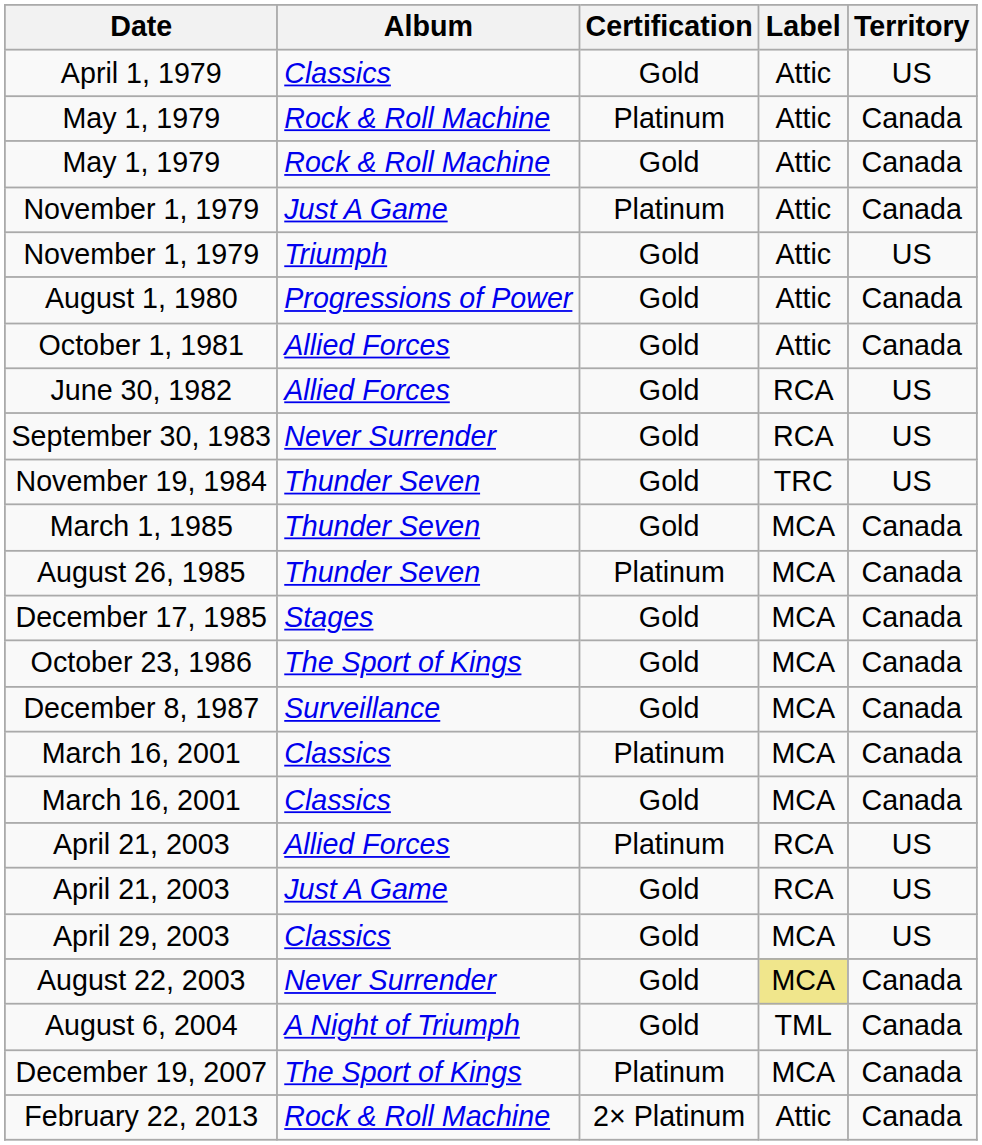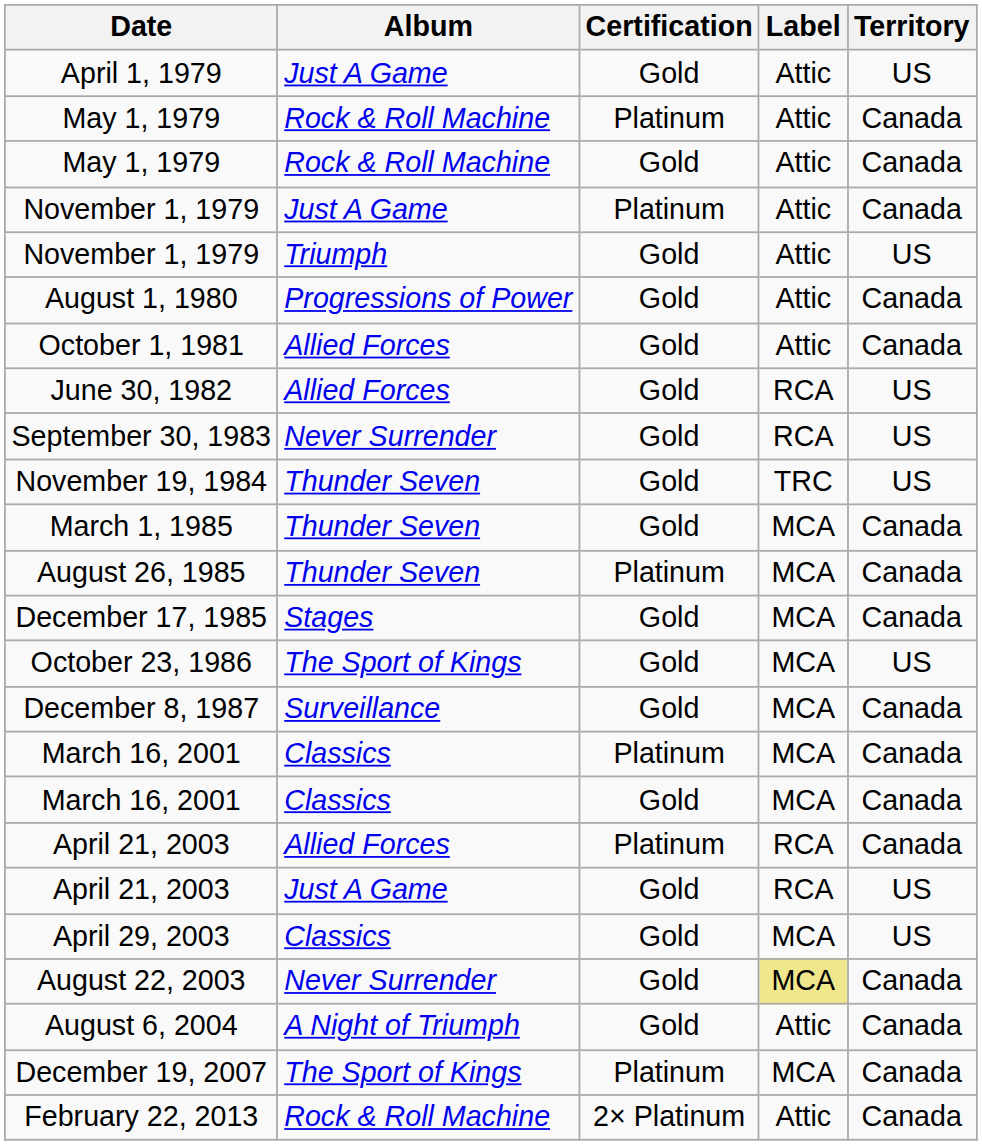(338, 72) Classics -> (366, 72) Just A Game
(912, 663) Canada -> (912, 663) US
(912, 844) US -> (912, 844) Canada
(803, 1026) TML -> (803, 1026) Attic
